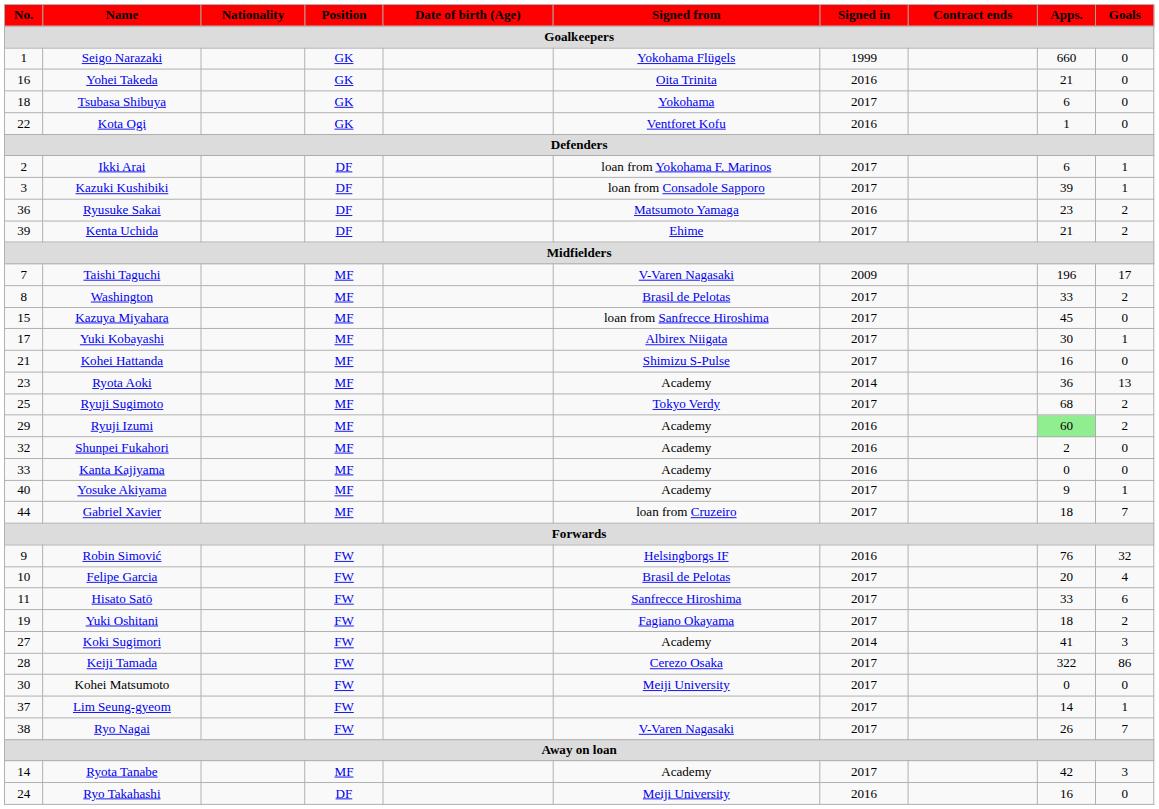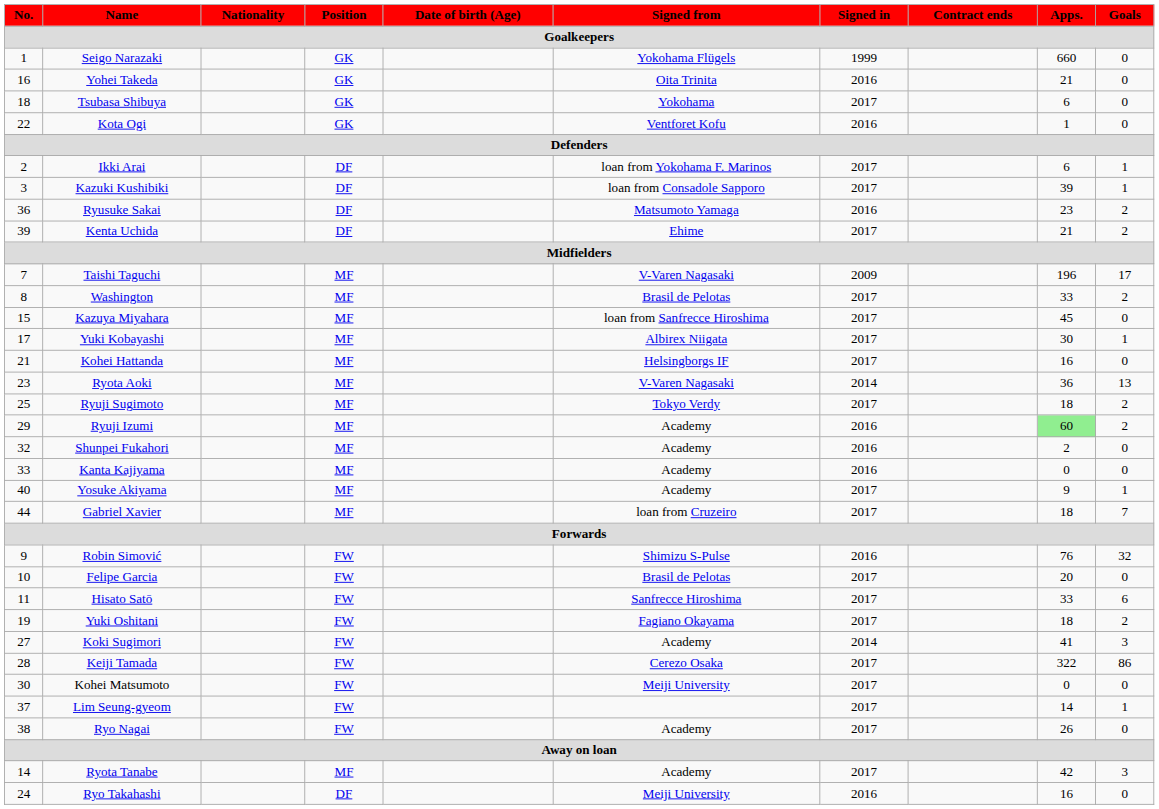(686, 361) Shimizu S-Pulse -> (686, 361) Helsingborgs IF
(686, 383) Academy -> (686, 383) V-Varen Nagasaki
(1067, 404) 68 -> (1067, 404) 18
(686, 556) Helsingborgs IF -> (686, 556) Shimizu S-Pulse
(1125, 577) 4 -> (1125, 577) 0
(686, 728) V-Varen Nagasaki -> (686, 728) Academy
(1125, 728) 7 -> (1125, 728) 0
